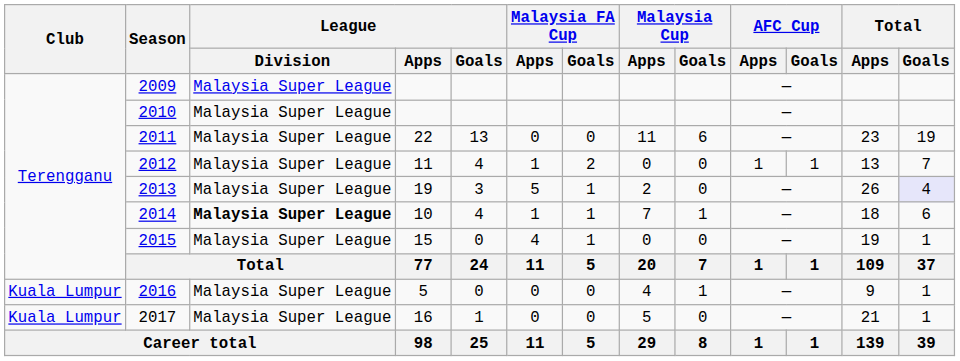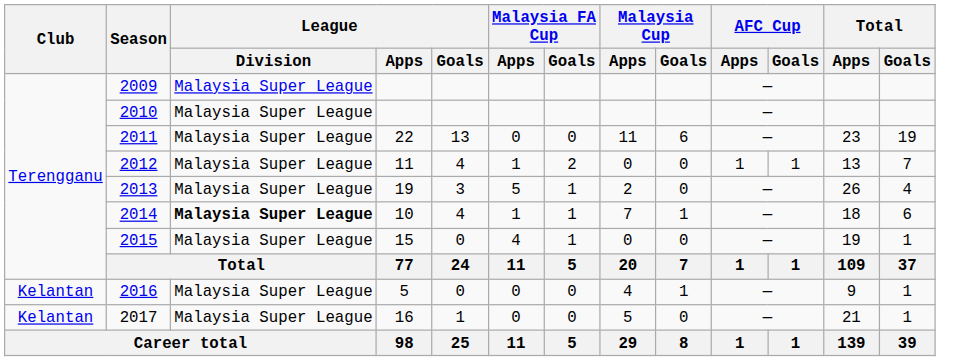(926, 189) lavender background -> (907, 189) no background
(65, 292) Kuala Lumpur -> (56, 292) Kelantan
(65, 318) Kuala Lumpur -> (56, 318) Kelantan
